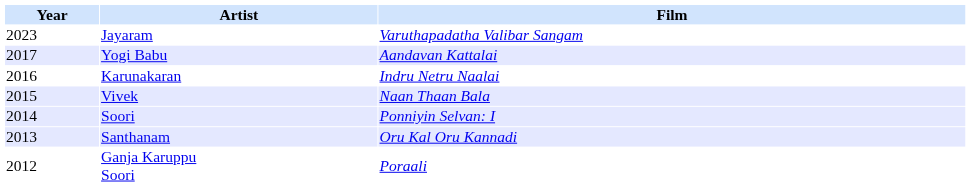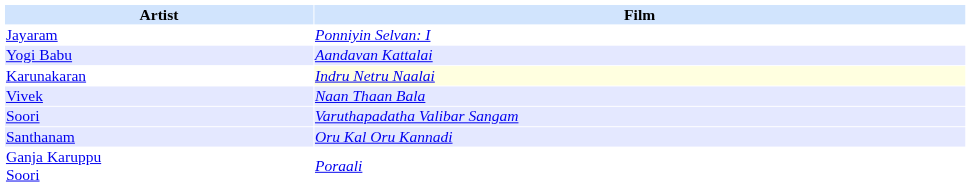- column: (52, 14)
(481, 35) Varuthapadatha Valibar Sangam -> (373, 35) Ponniyin Selvan: I
(439, 75) no background -> (375, 75) lightyellow background
(437, 116) Ponniyin Selvan: I -> (417, 116) Varuthapadatha Valibar Sangam
